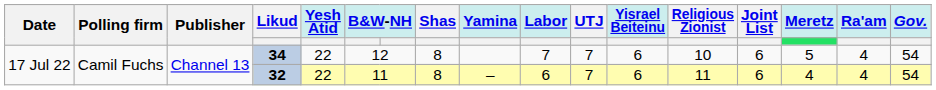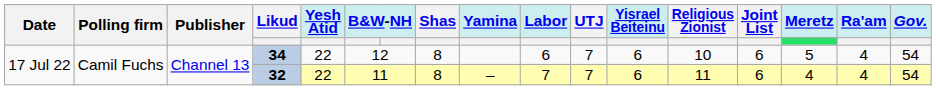(546, 55) 7 -> (546, 55) 6
(546, 75) 6 -> (546, 75) 7
